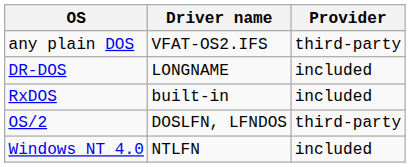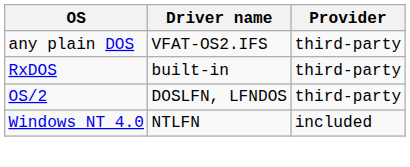- row: (37, 70)
(333, 97) included -> (348, 70) third-party
